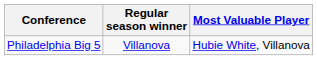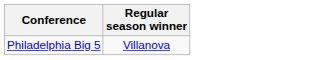- column: (251, 20)
